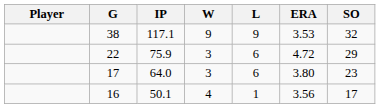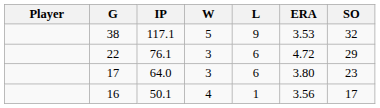(208, 34) 9 -> (208, 34) 5
(161, 53) 75.9 -> (161, 53) 76.1
